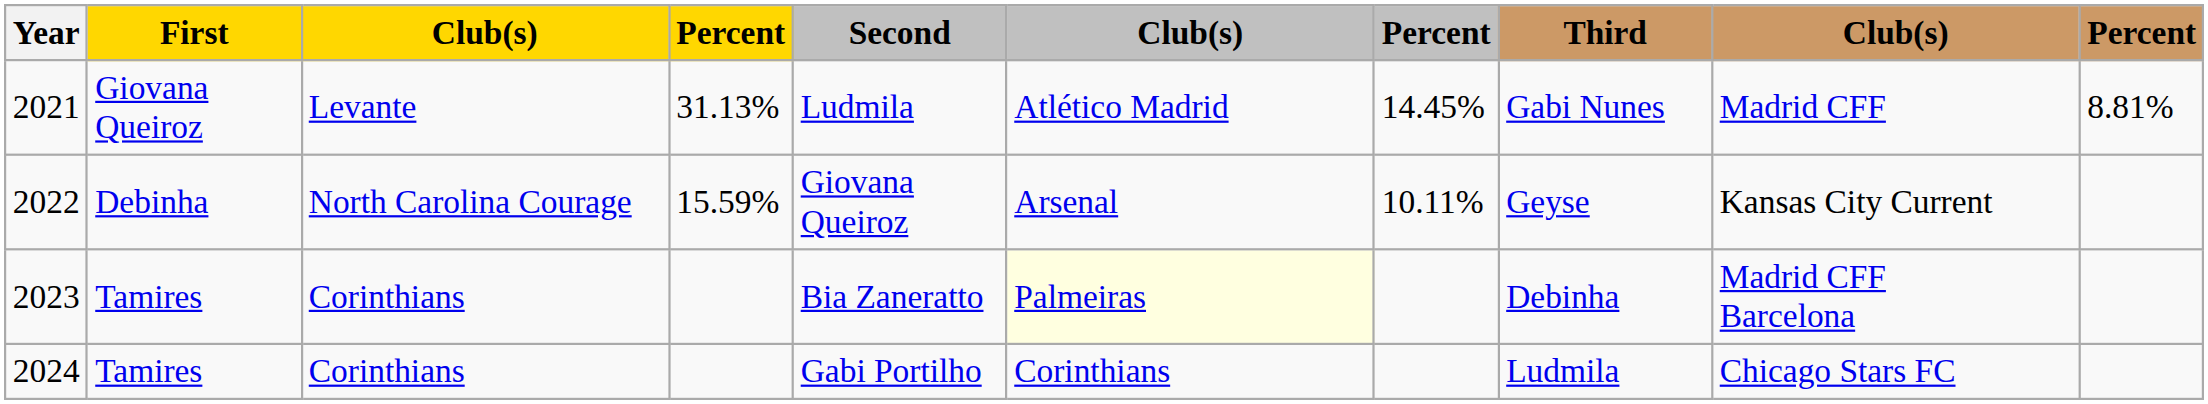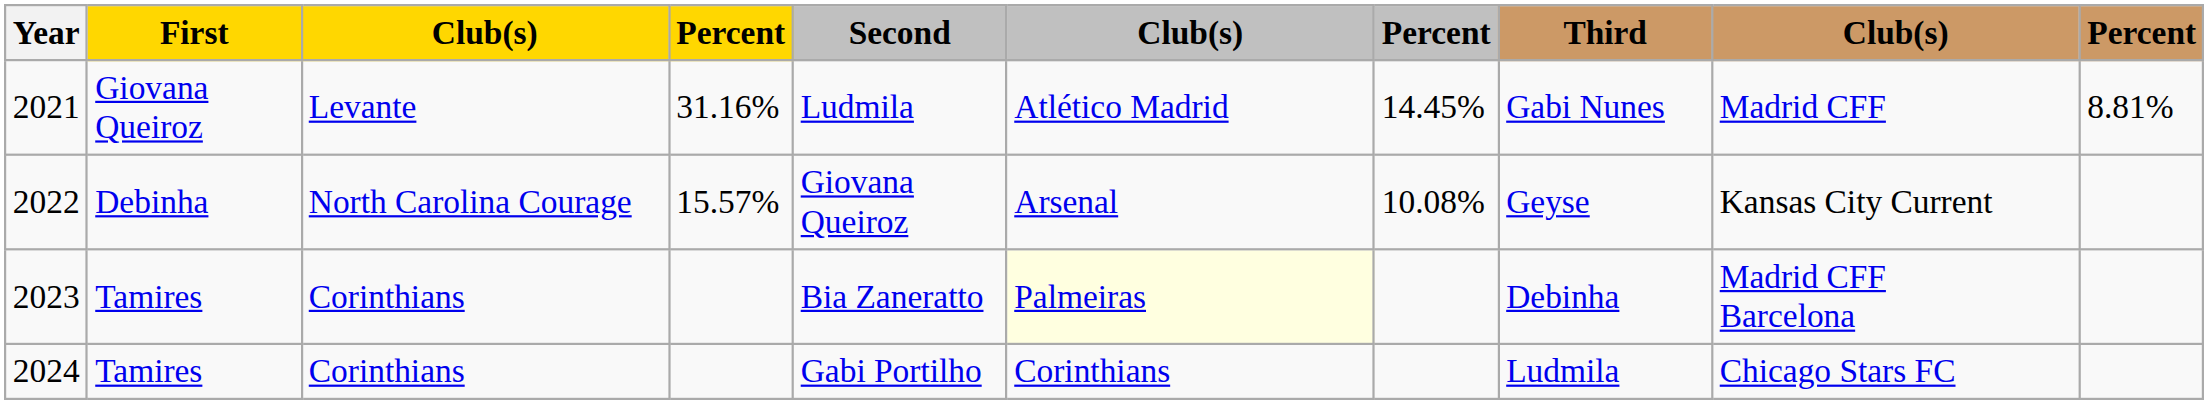(728, 107) 31.13% -> (728, 107) 31.16%
(728, 201) 15.59% -> (728, 201) 15.57%
(1433, 201) 10.11% -> (1433, 201) 10.08%
